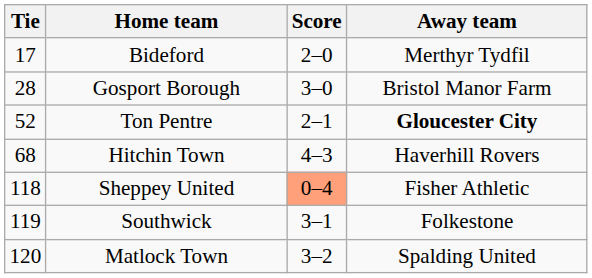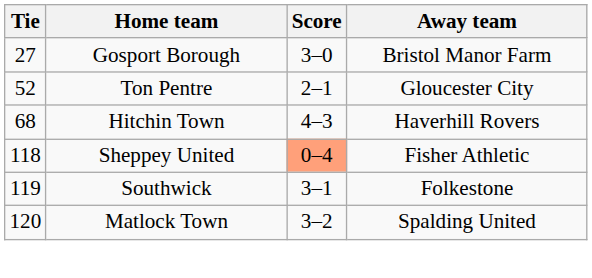- row: (166, 54)
(25, 88) 28 -> (25, 54) 27
(467, 121) bold -> (467, 88) normal
